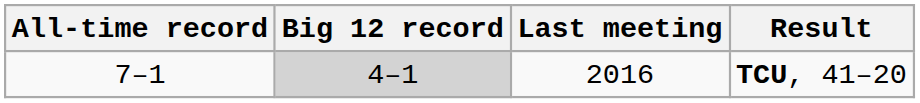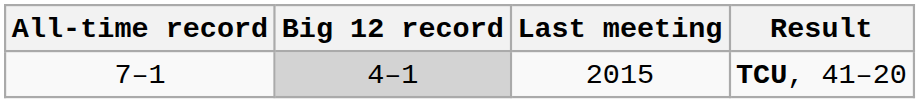(620, 75) 2016 -> (620, 75) 2015
